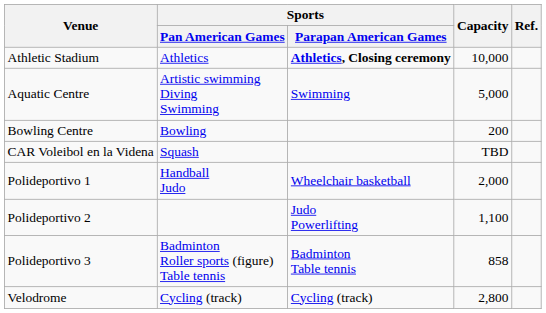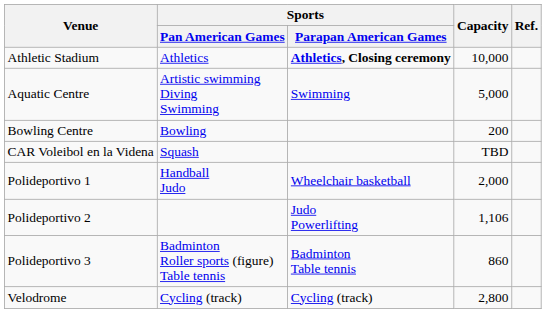(493, 217) 1,100 -> (493, 217) 1,106
(498, 261) 858 -> (498, 261) 860
